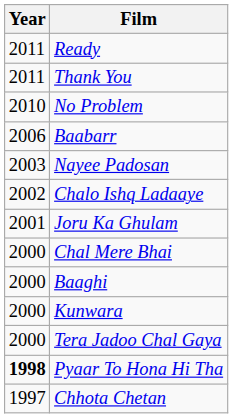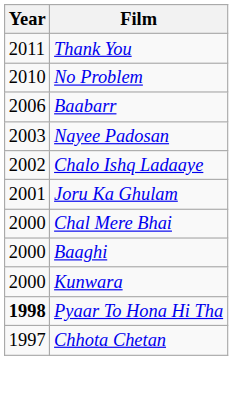- row: (77, 48)
- row: (138, 340)
